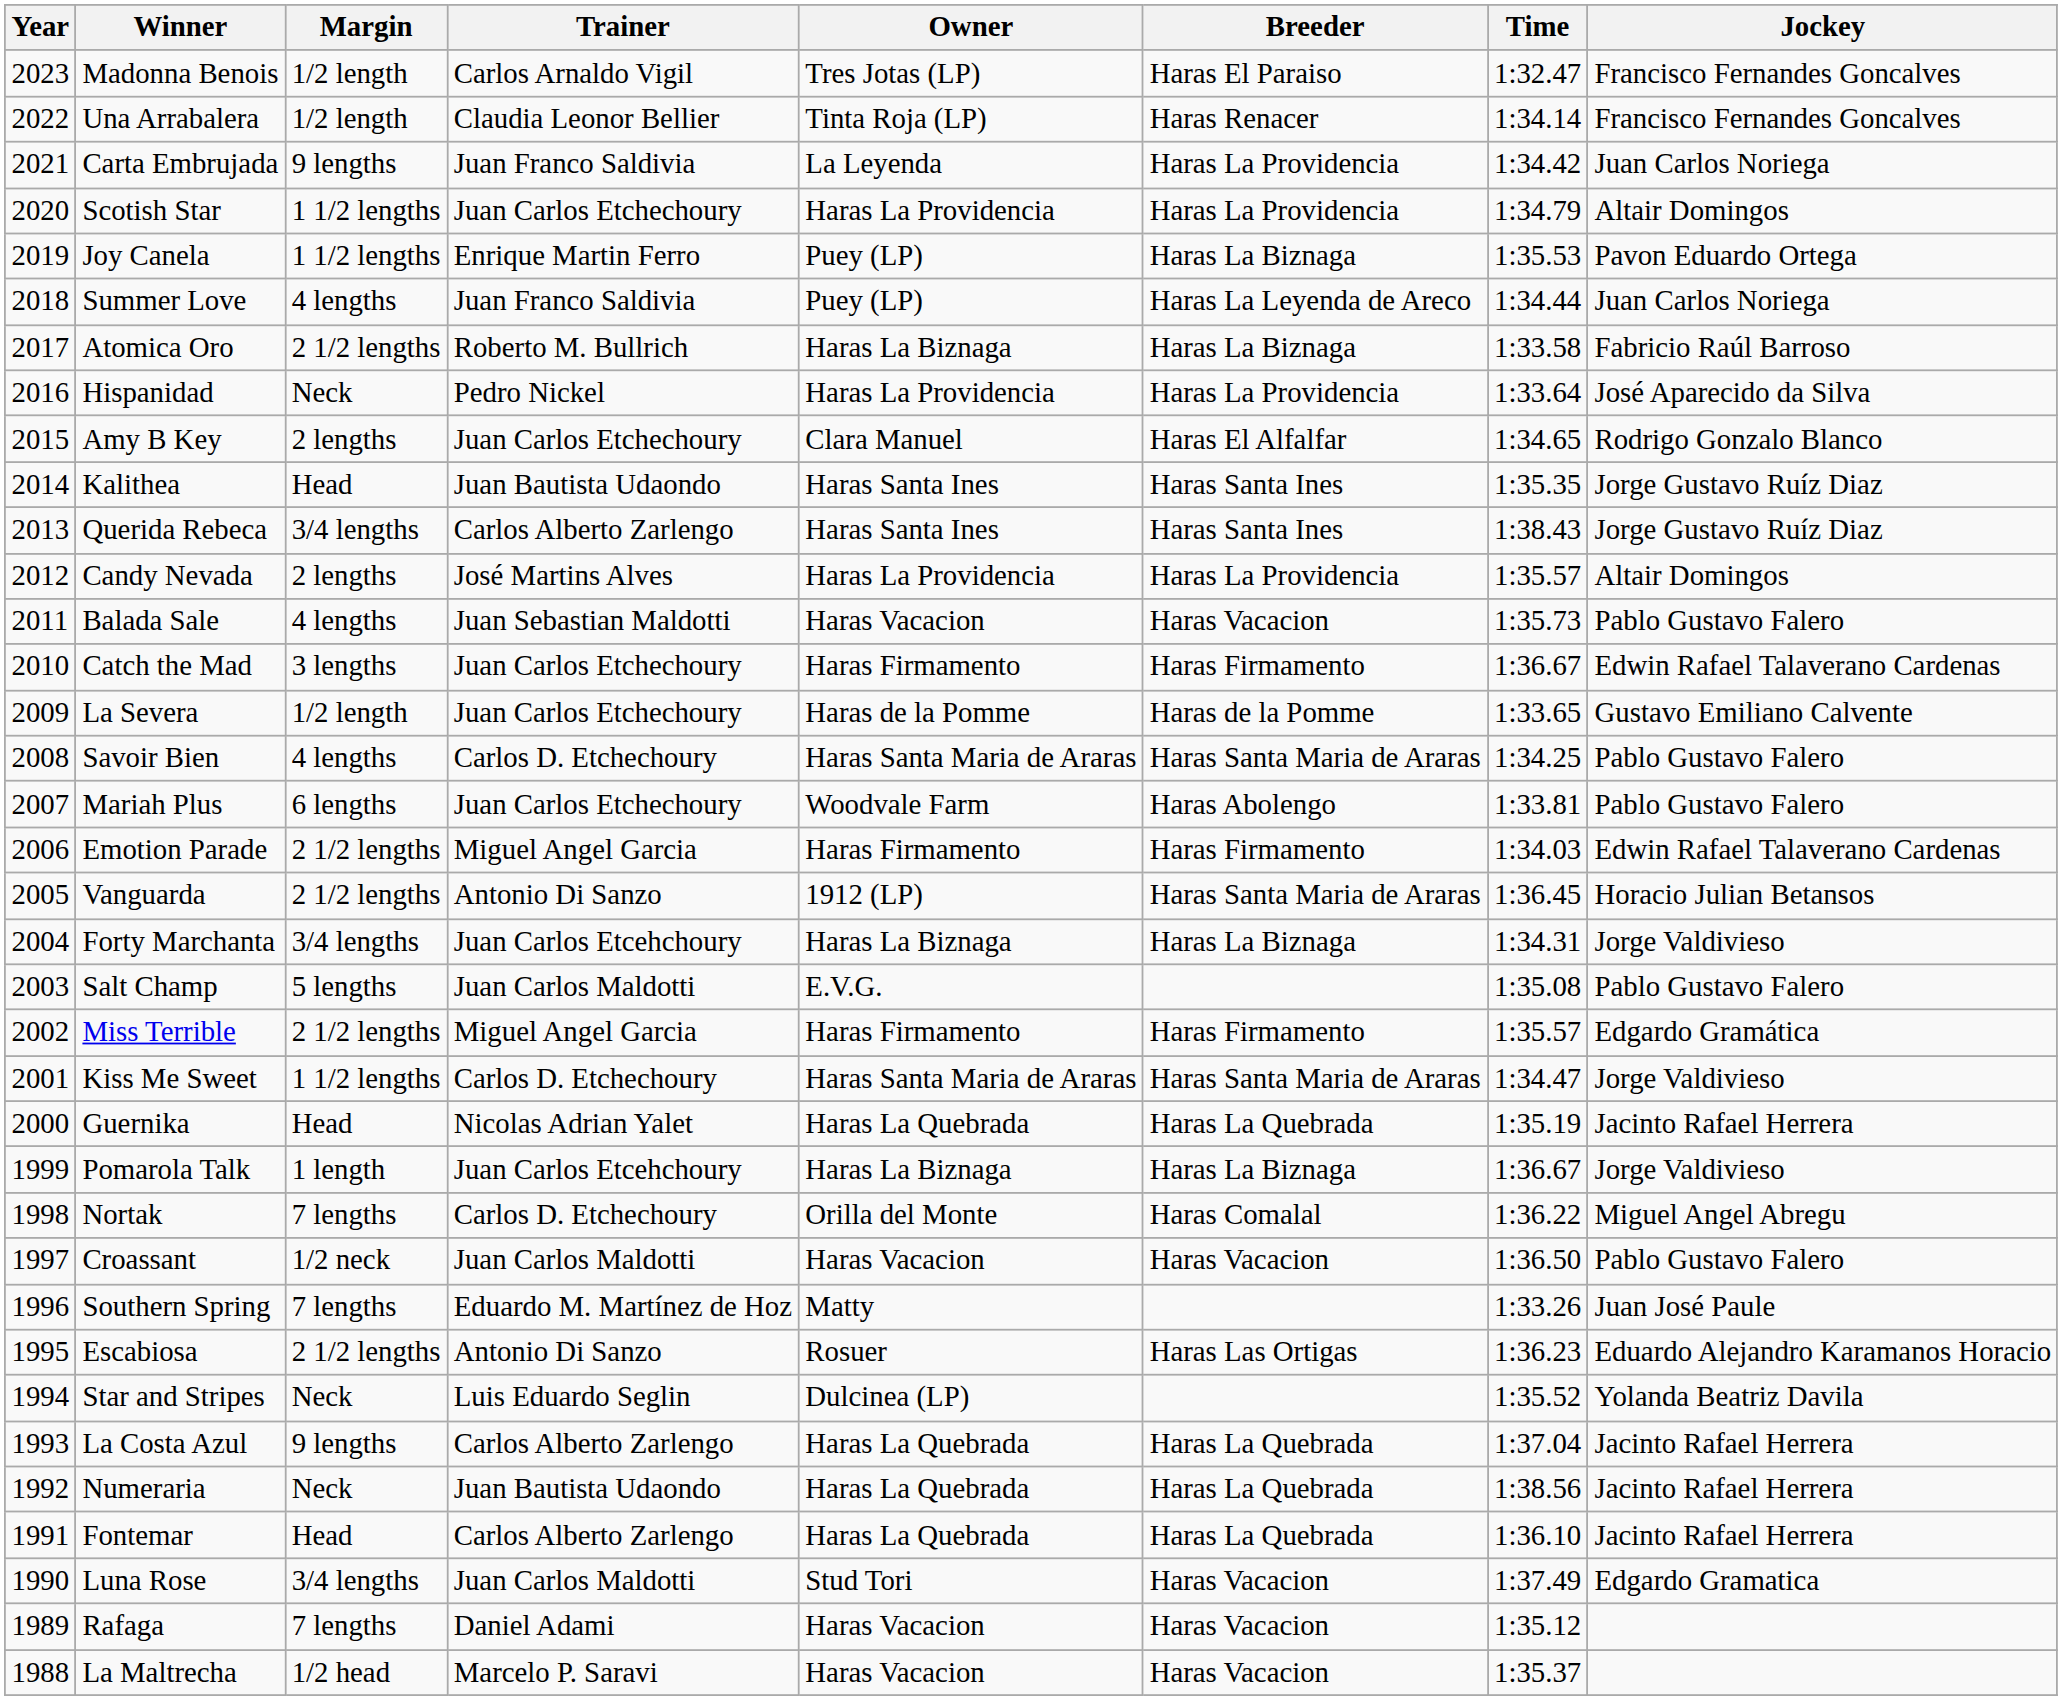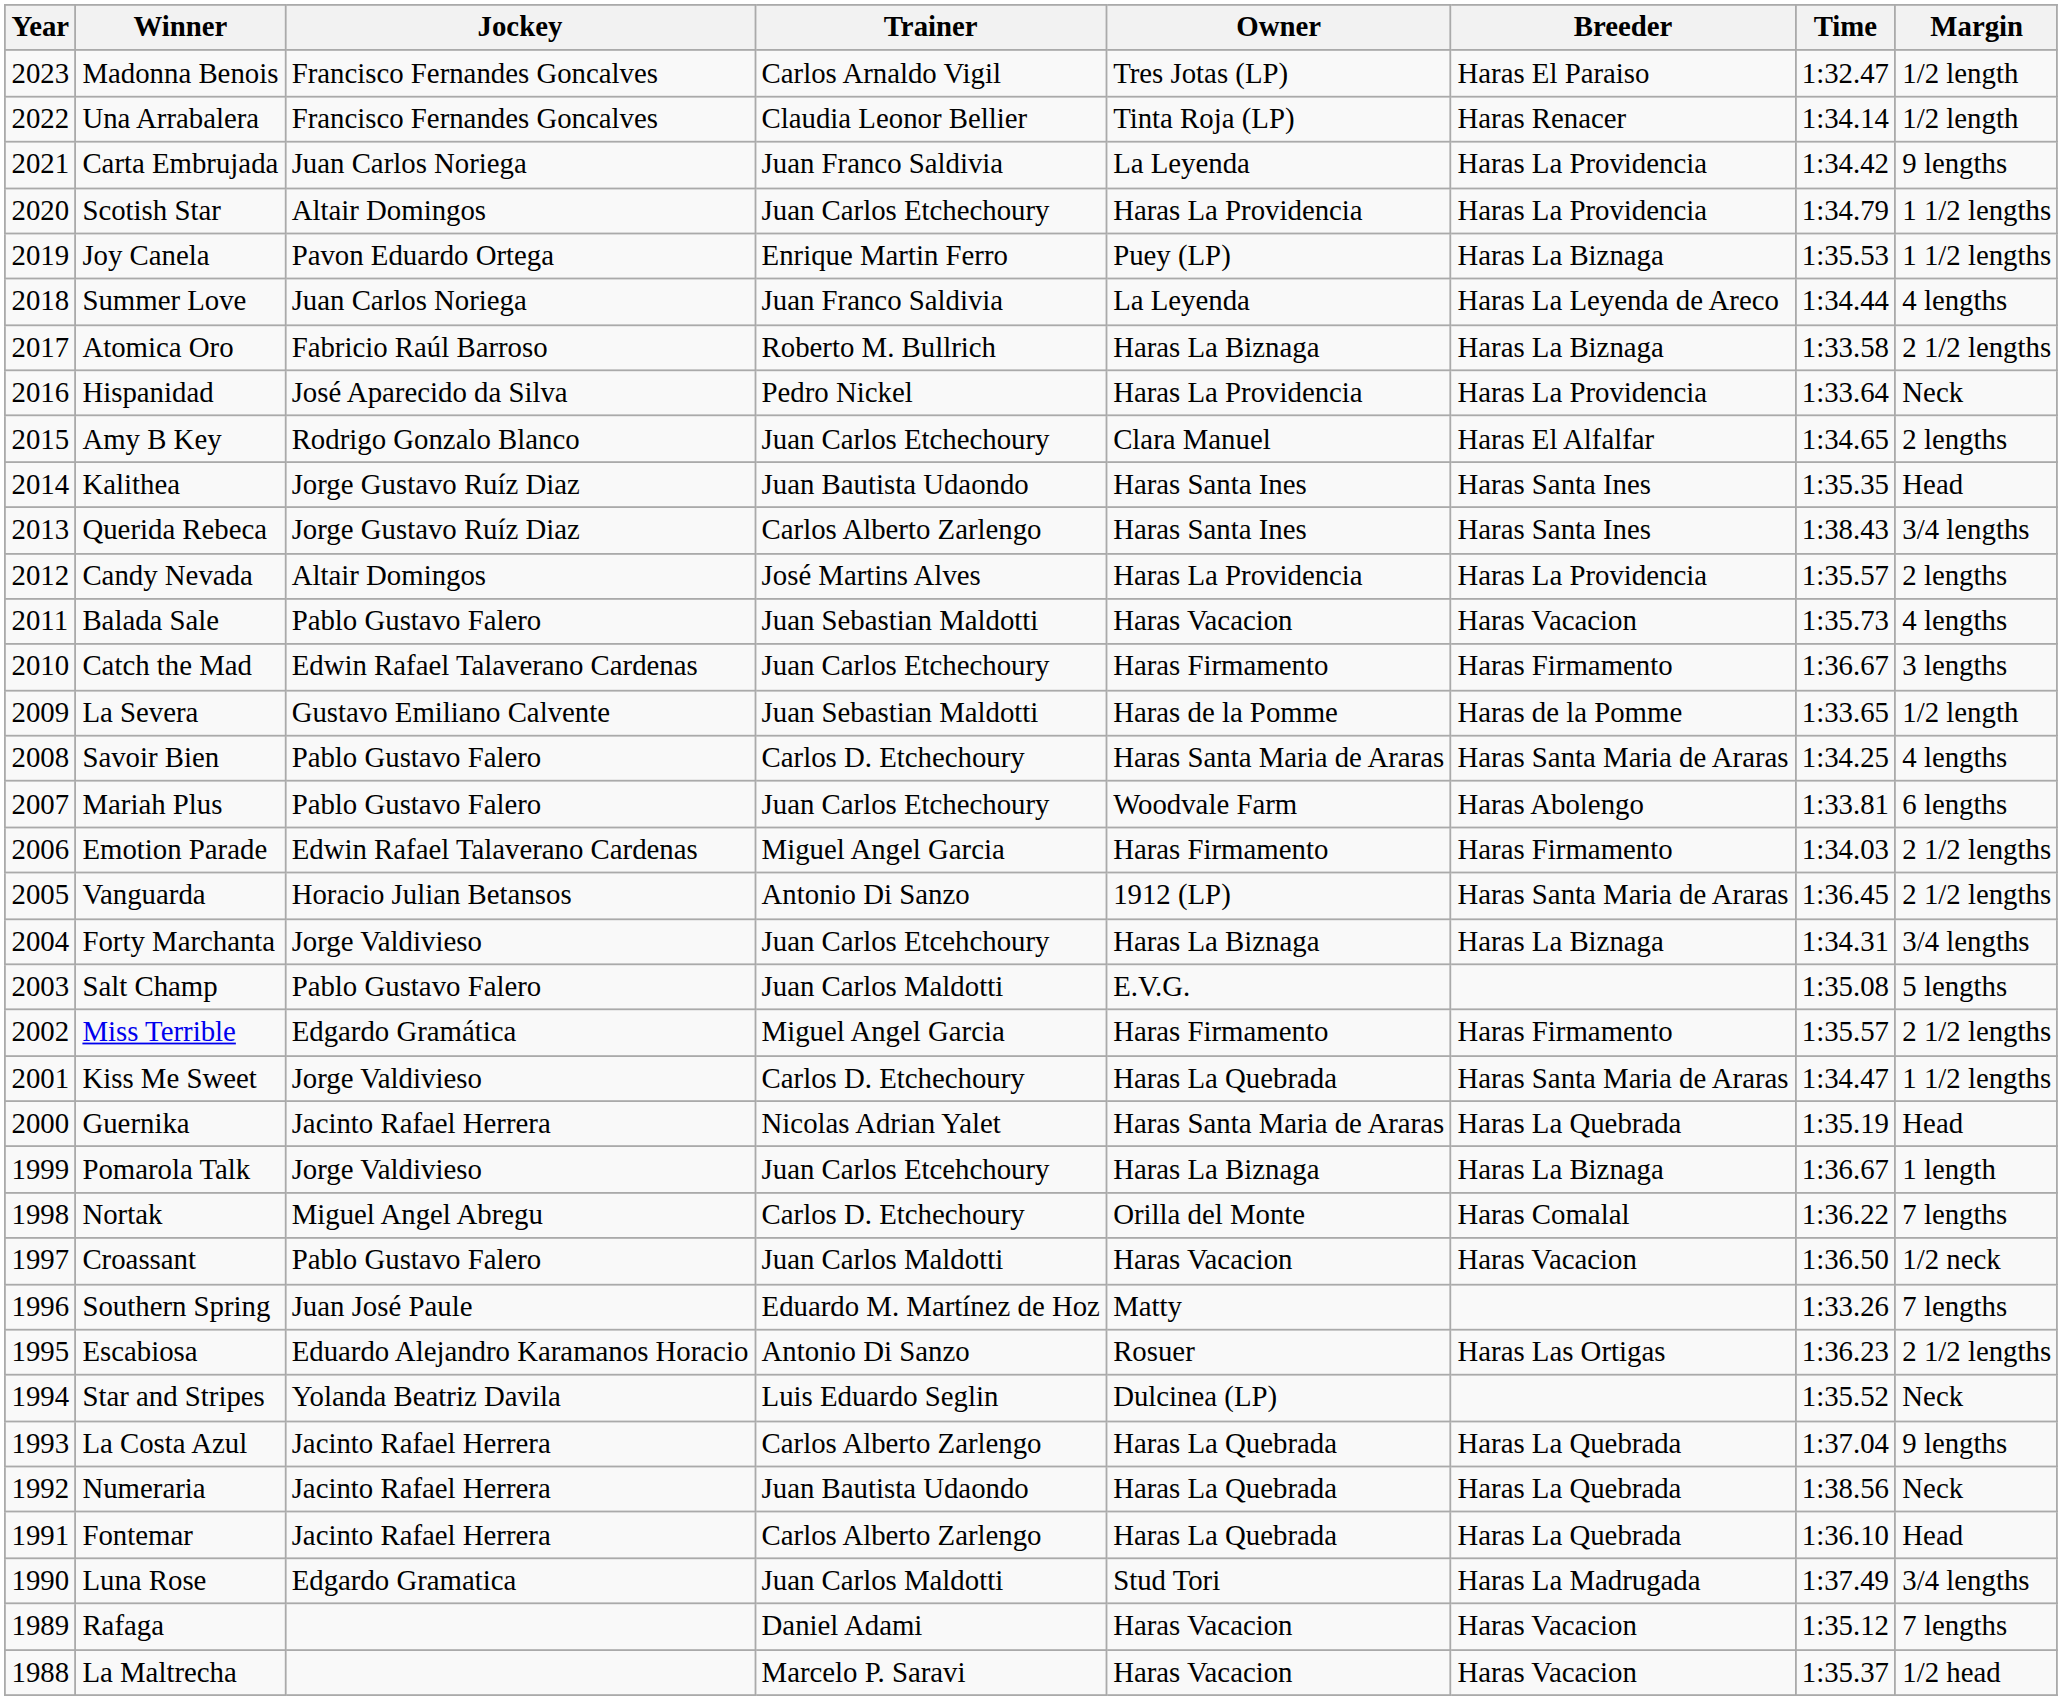columns swapped: (1823, 27) <-> (366, 27)
(864, 301) Puey (LP) -> (1181, 301) La Leyenda
(598, 712) Juan Carlos Etchechoury -> (900, 712) Juan Sebastian Maldotti
(971, 1077) Haras Santa Maria de Araras -> (1225, 1077) Haras La Quebrada
(917, 1123) Haras La Quebrada -> (1279, 1123) Haras Santa Maria de Araras
(1239, 1580) Haras Vacacion -> (1579, 1580) Haras La Madrugada
